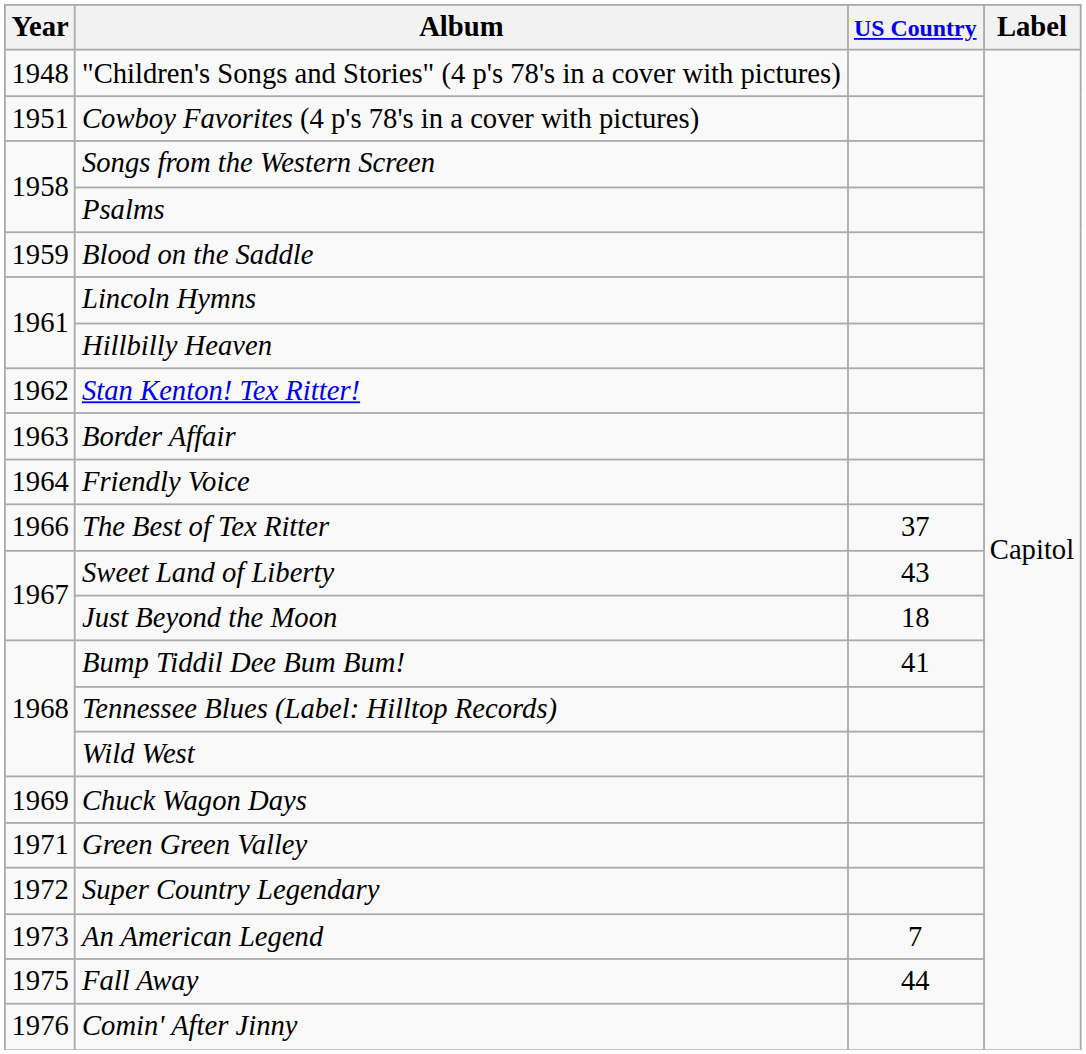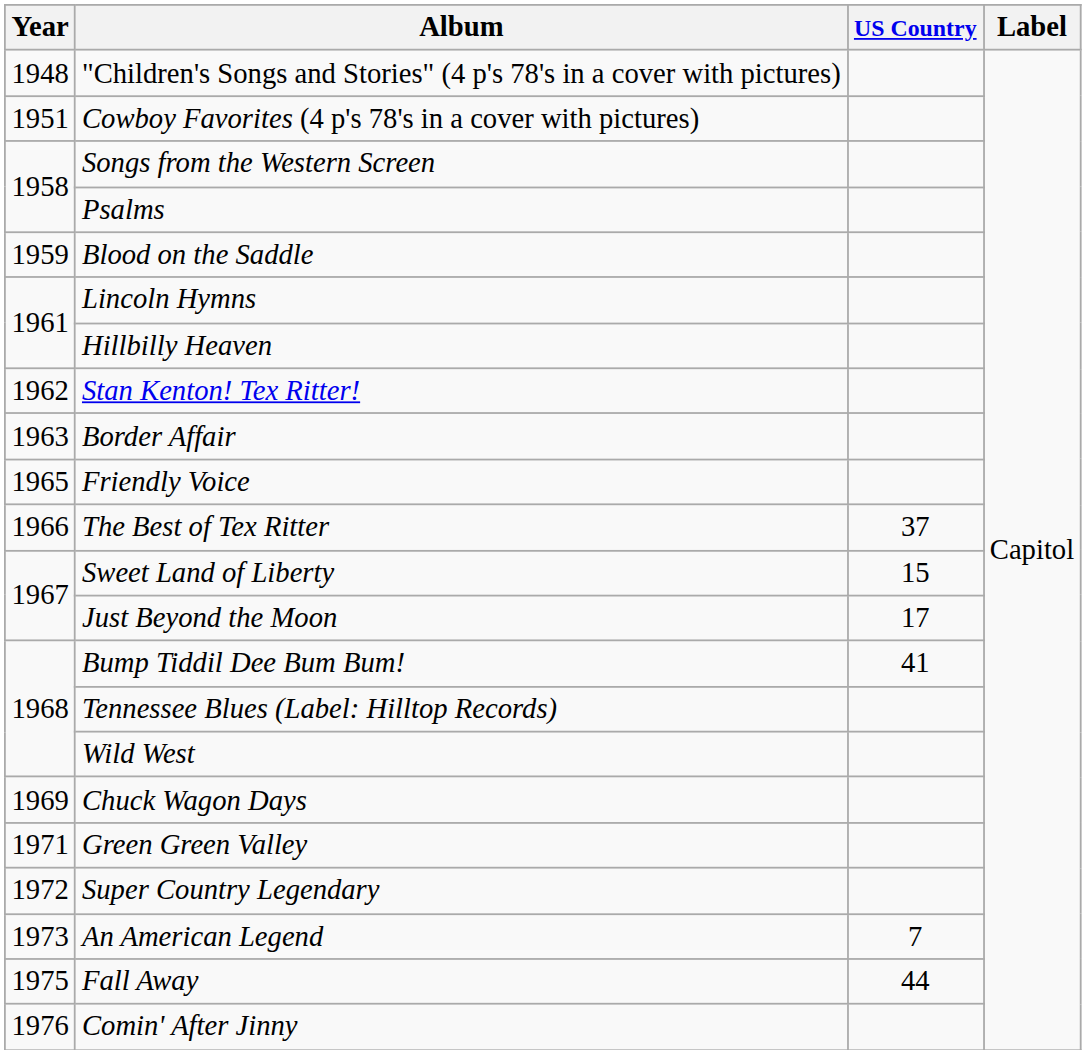(40, 481) 1964 -> (40, 481) 1965
(915, 572) 43 -> (915, 572) 15
(915, 617) 18 -> (915, 617) 17
